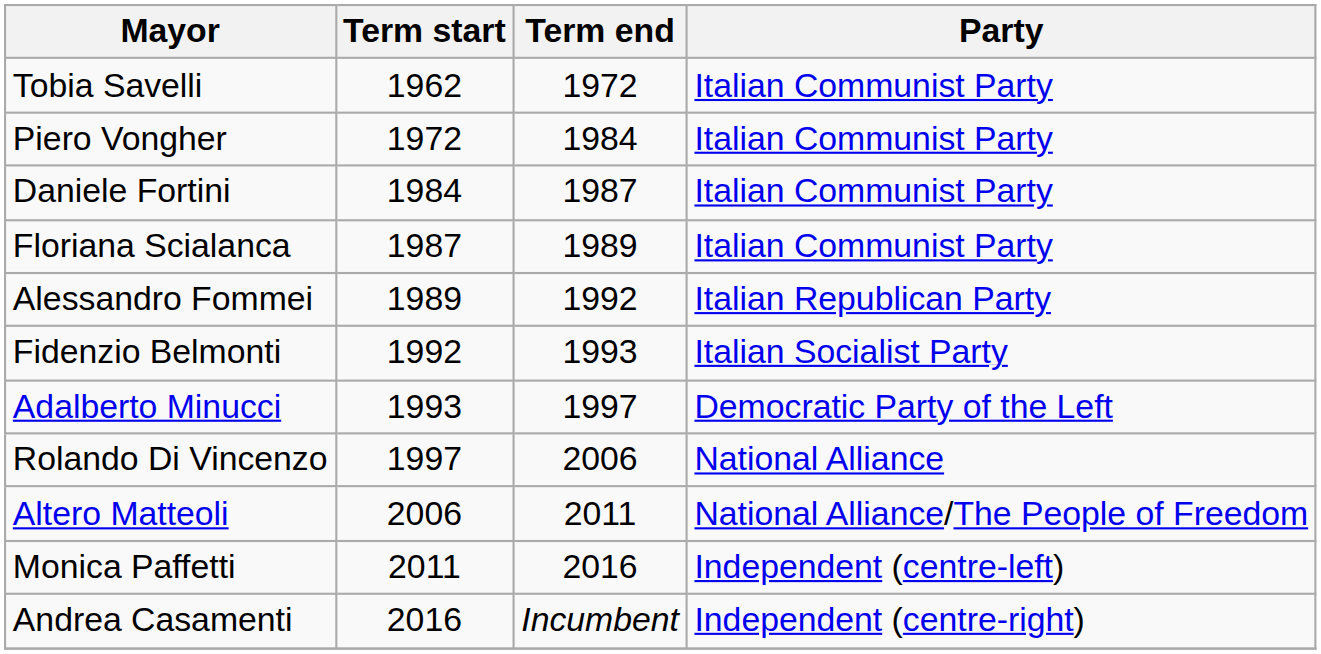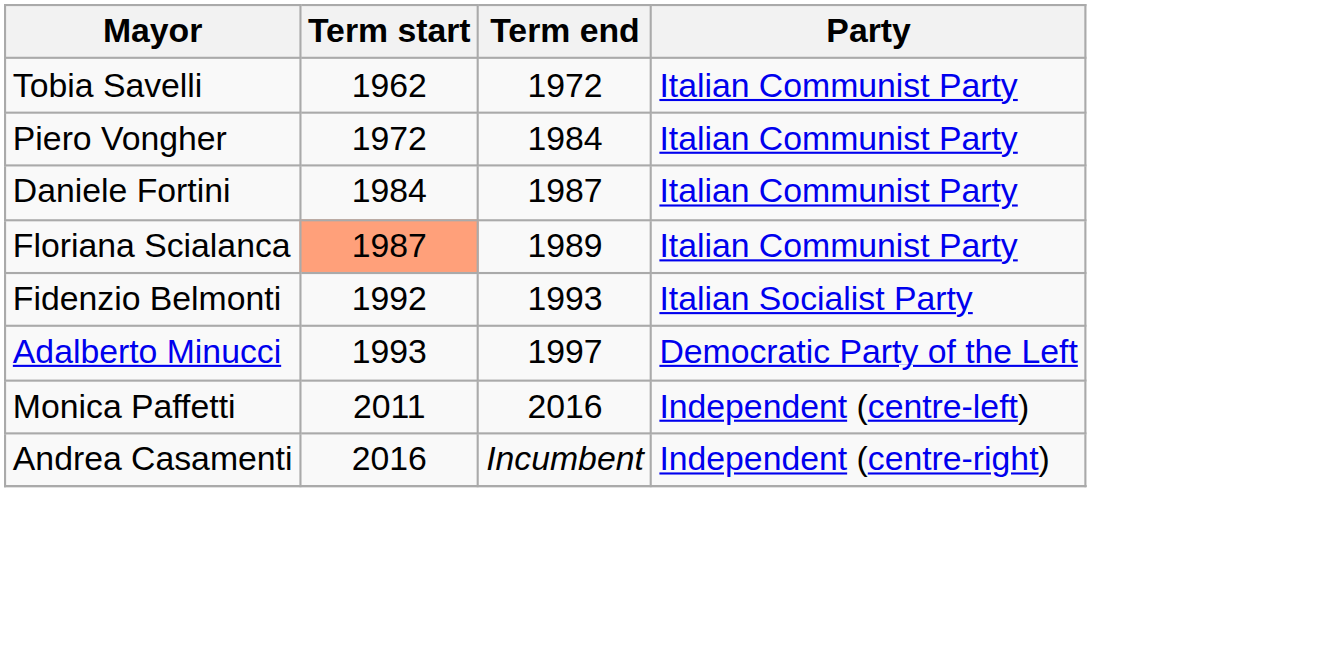(424, 245) no background -> (389, 245) lightsalmon background
- row: (163, 298)
- row: (170, 459)
- row: (121, 513)
